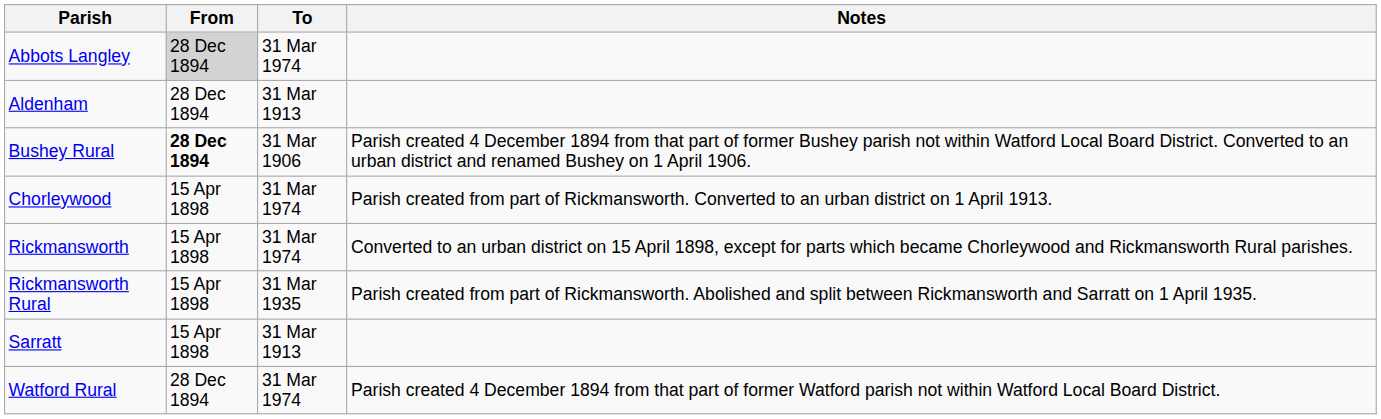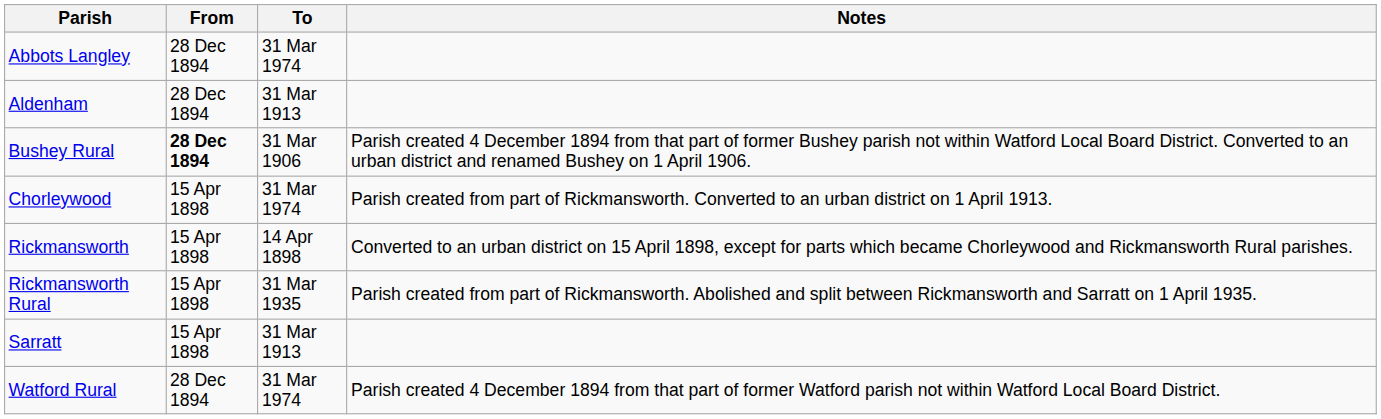(198, 56) lightgrey background -> (198, 56) no background
(289, 247) 31 Mar 1974 -> (287, 247) 14 Apr 1898
